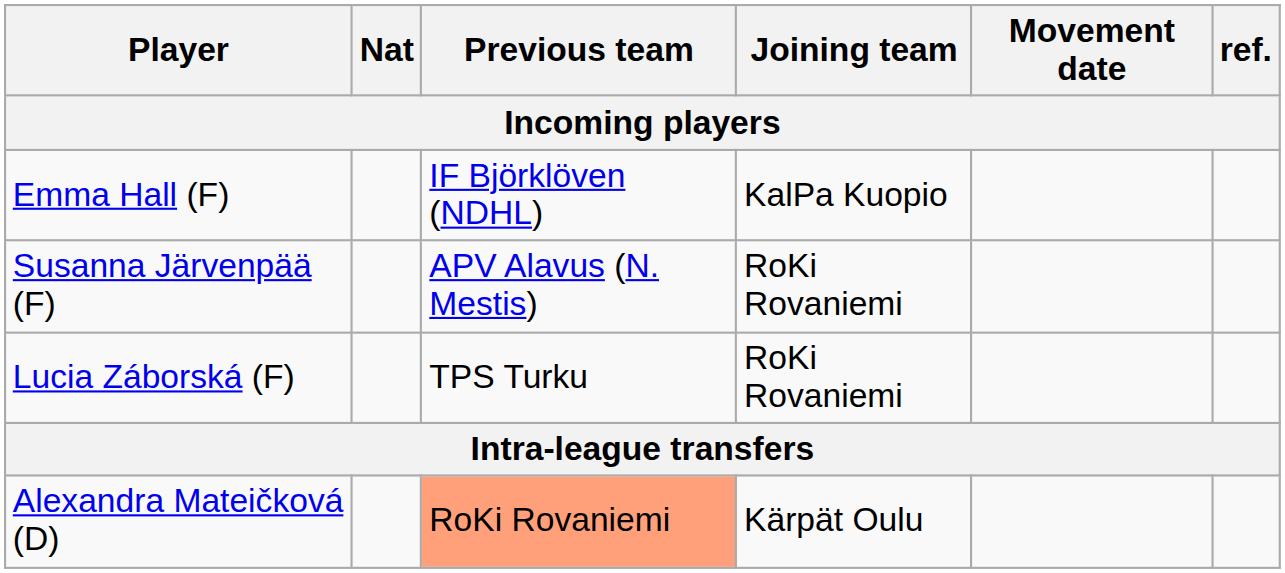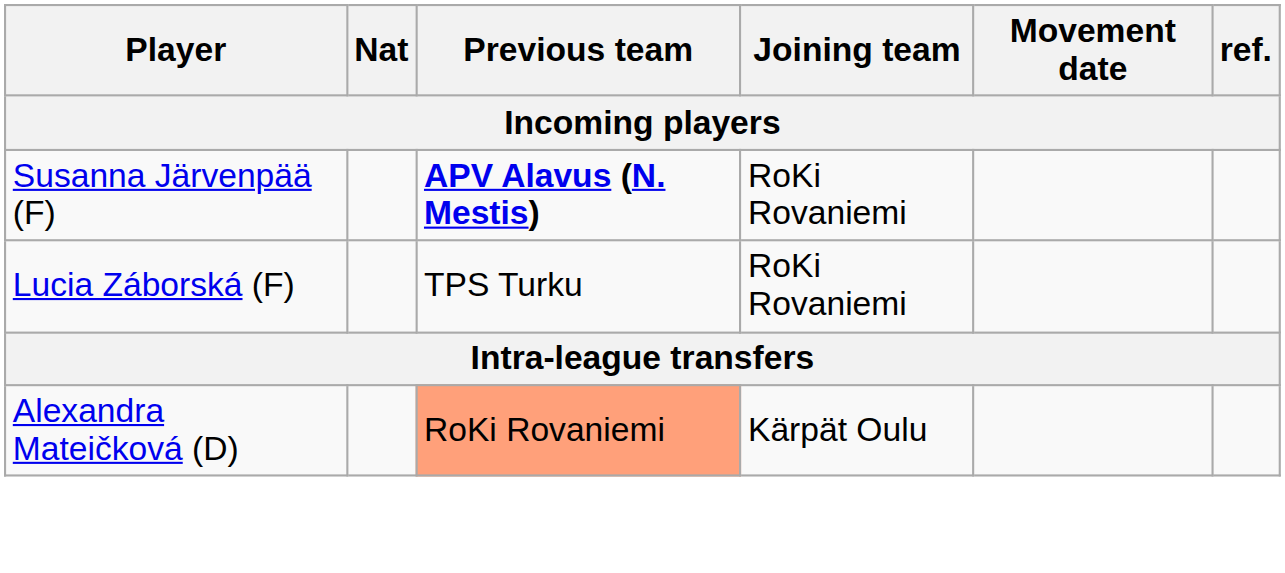- row: (121, 194)
(544, 285) normal -> (545, 194) bold
